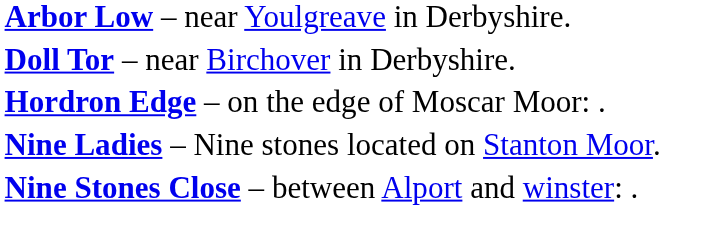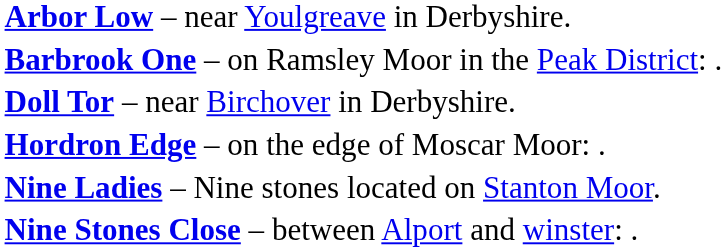+ row: (363, 59)
